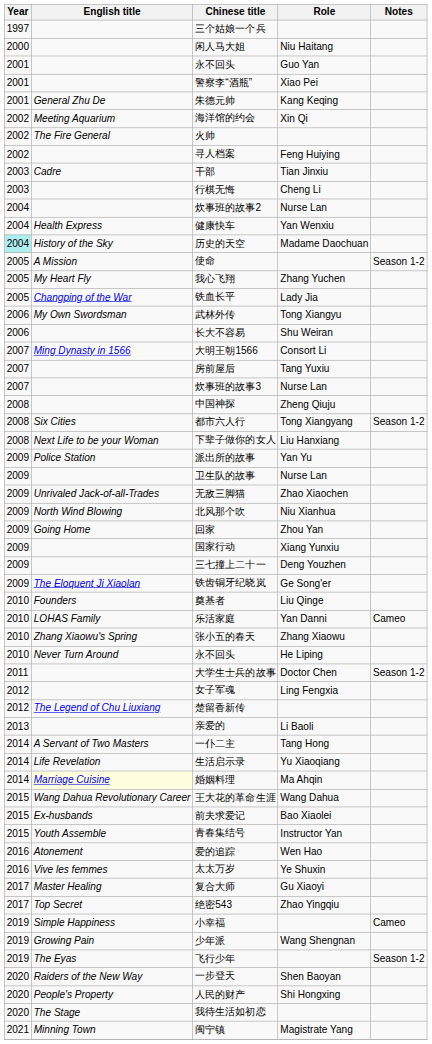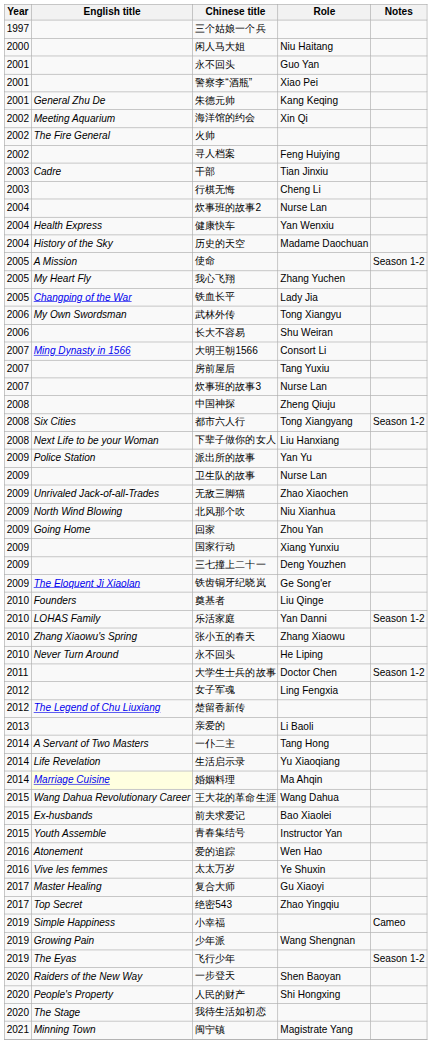(18, 243) paleturquoise background -> (18, 243) no background
(389, 619) Cameo -> (399, 619) Season 1-2
